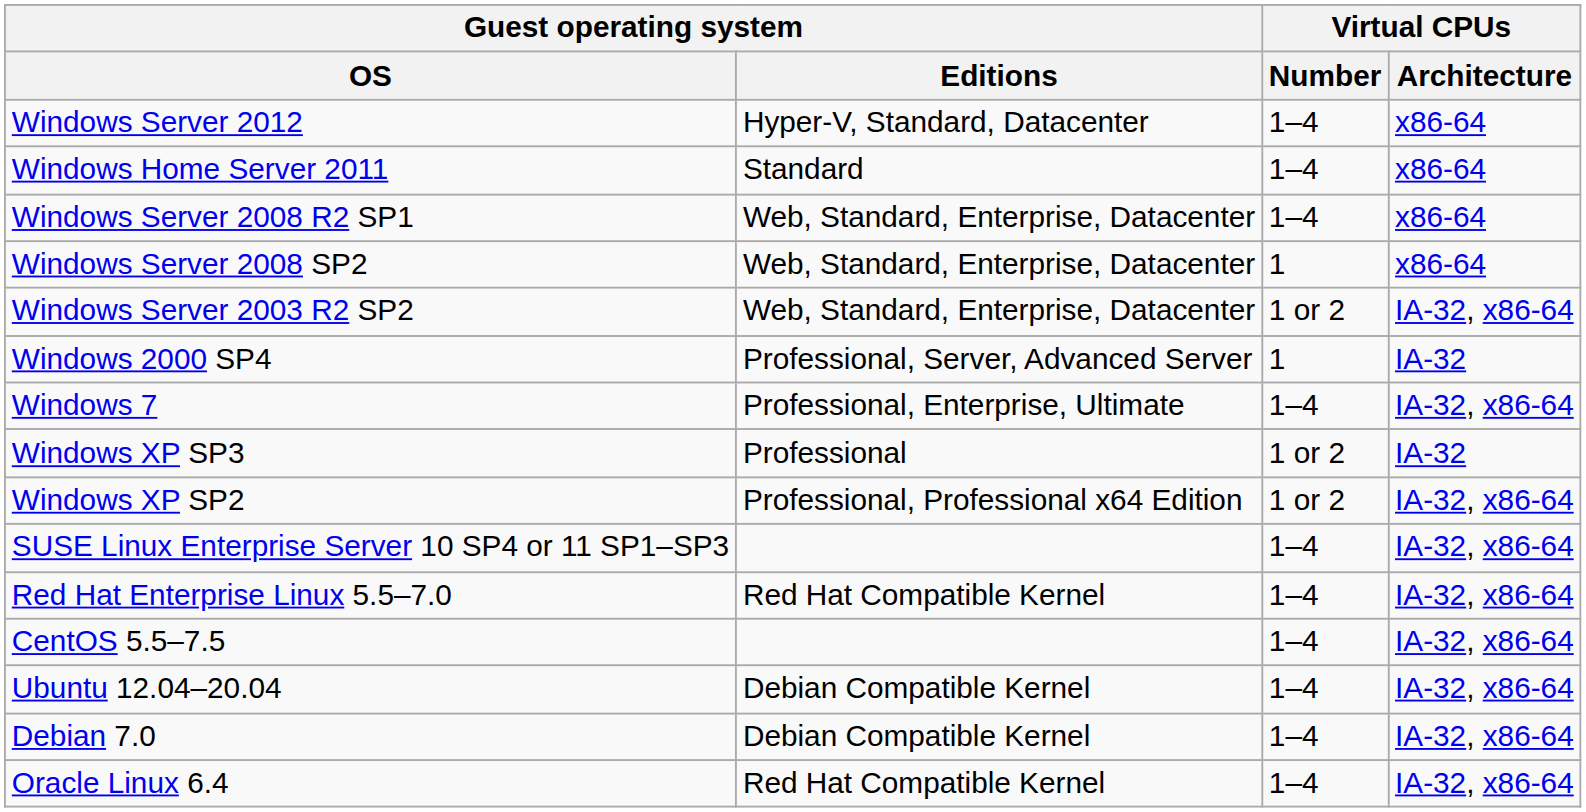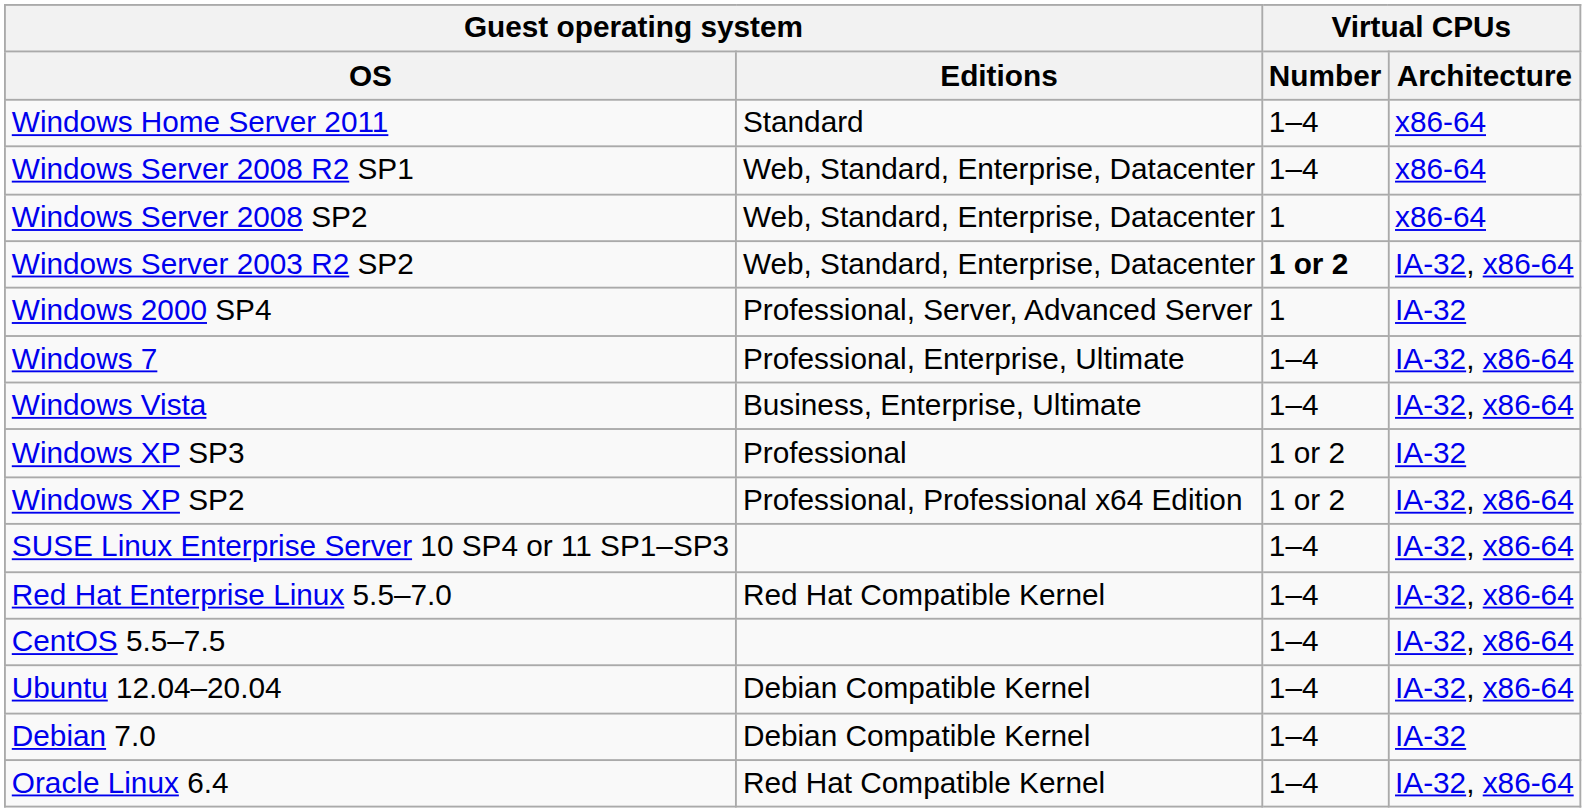- row: (157, 122)
(1307, 311) normal -> (1309, 264) bold
+ row: (109, 405)
(1484, 736) IA-32, x86-64 -> (1431, 736) IA-32
